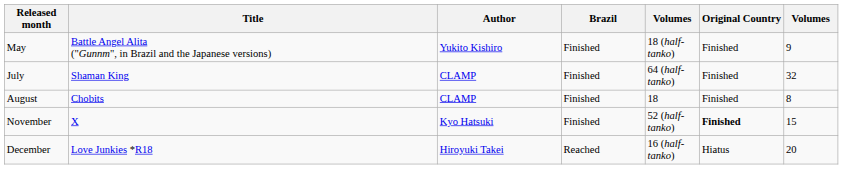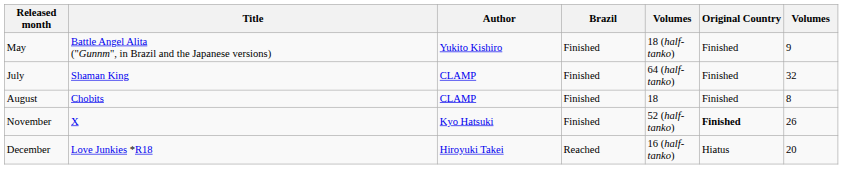(791, 121) 15 -> (791, 121) 26
